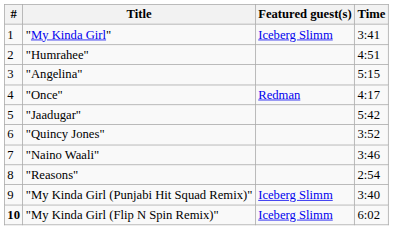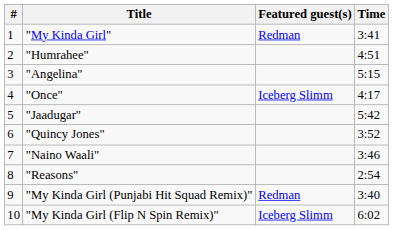(295, 34) Iceberg Slimm -> (279, 34) Redman
(279, 94) Redman -> (295, 94) Iceberg Slimm
(295, 194) Iceberg Slimm -> (279, 194) Redman
(14, 214) bold -> (14, 214) normal
